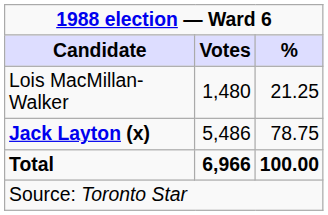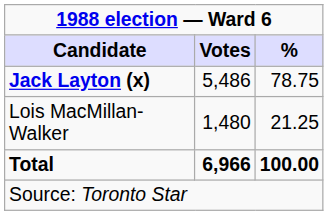rows swapped: (80, 133) <-> (76, 92)
